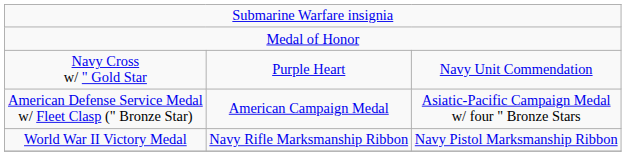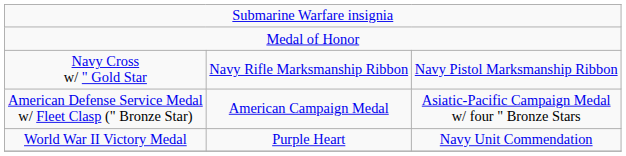(309, 69) Purple Heart -> (309, 69) Navy Rifle Marksmanship Ribbon
(516, 69) Navy Unit Commendation -> (516, 69) Navy Pistol Marksmanship Ribbon
(309, 139) Navy Rifle Marksmanship Ribbon -> (309, 139) Purple Heart
(516, 139) Navy Pistol Marksmanship Ribbon -> (516, 139) Navy Unit Commendation
